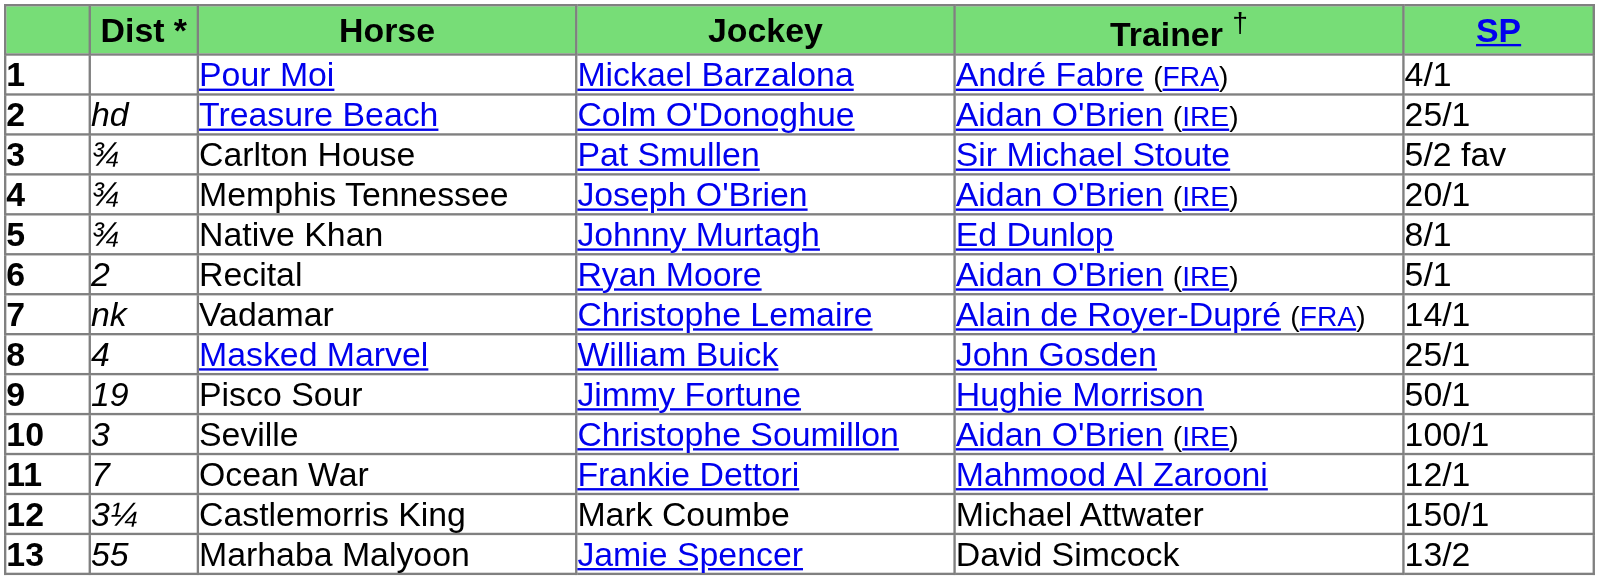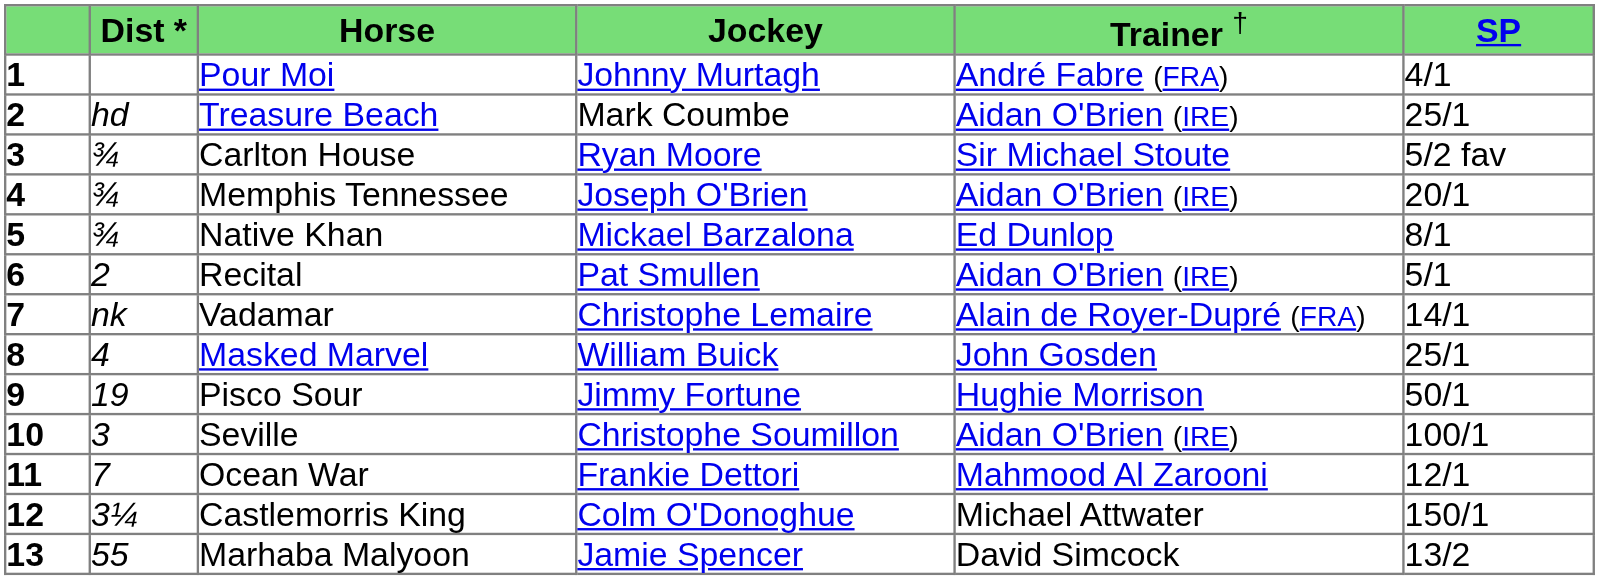(716, 74) Mickael Barzalona -> (699, 74) Johnny Murtagh
(716, 114) Colm O'Donoghue -> (684, 114) Mark Coumbe
(669, 154) Pat Smullen -> (670, 154) Ryan Moore
(699, 234) Johnny Murtagh -> (716, 234) Mickael Barzalona
(670, 274) Ryan Moore -> (669, 274) Pat Smullen
(684, 513) Mark Coumbe -> (716, 513) Colm O'Donoghue
